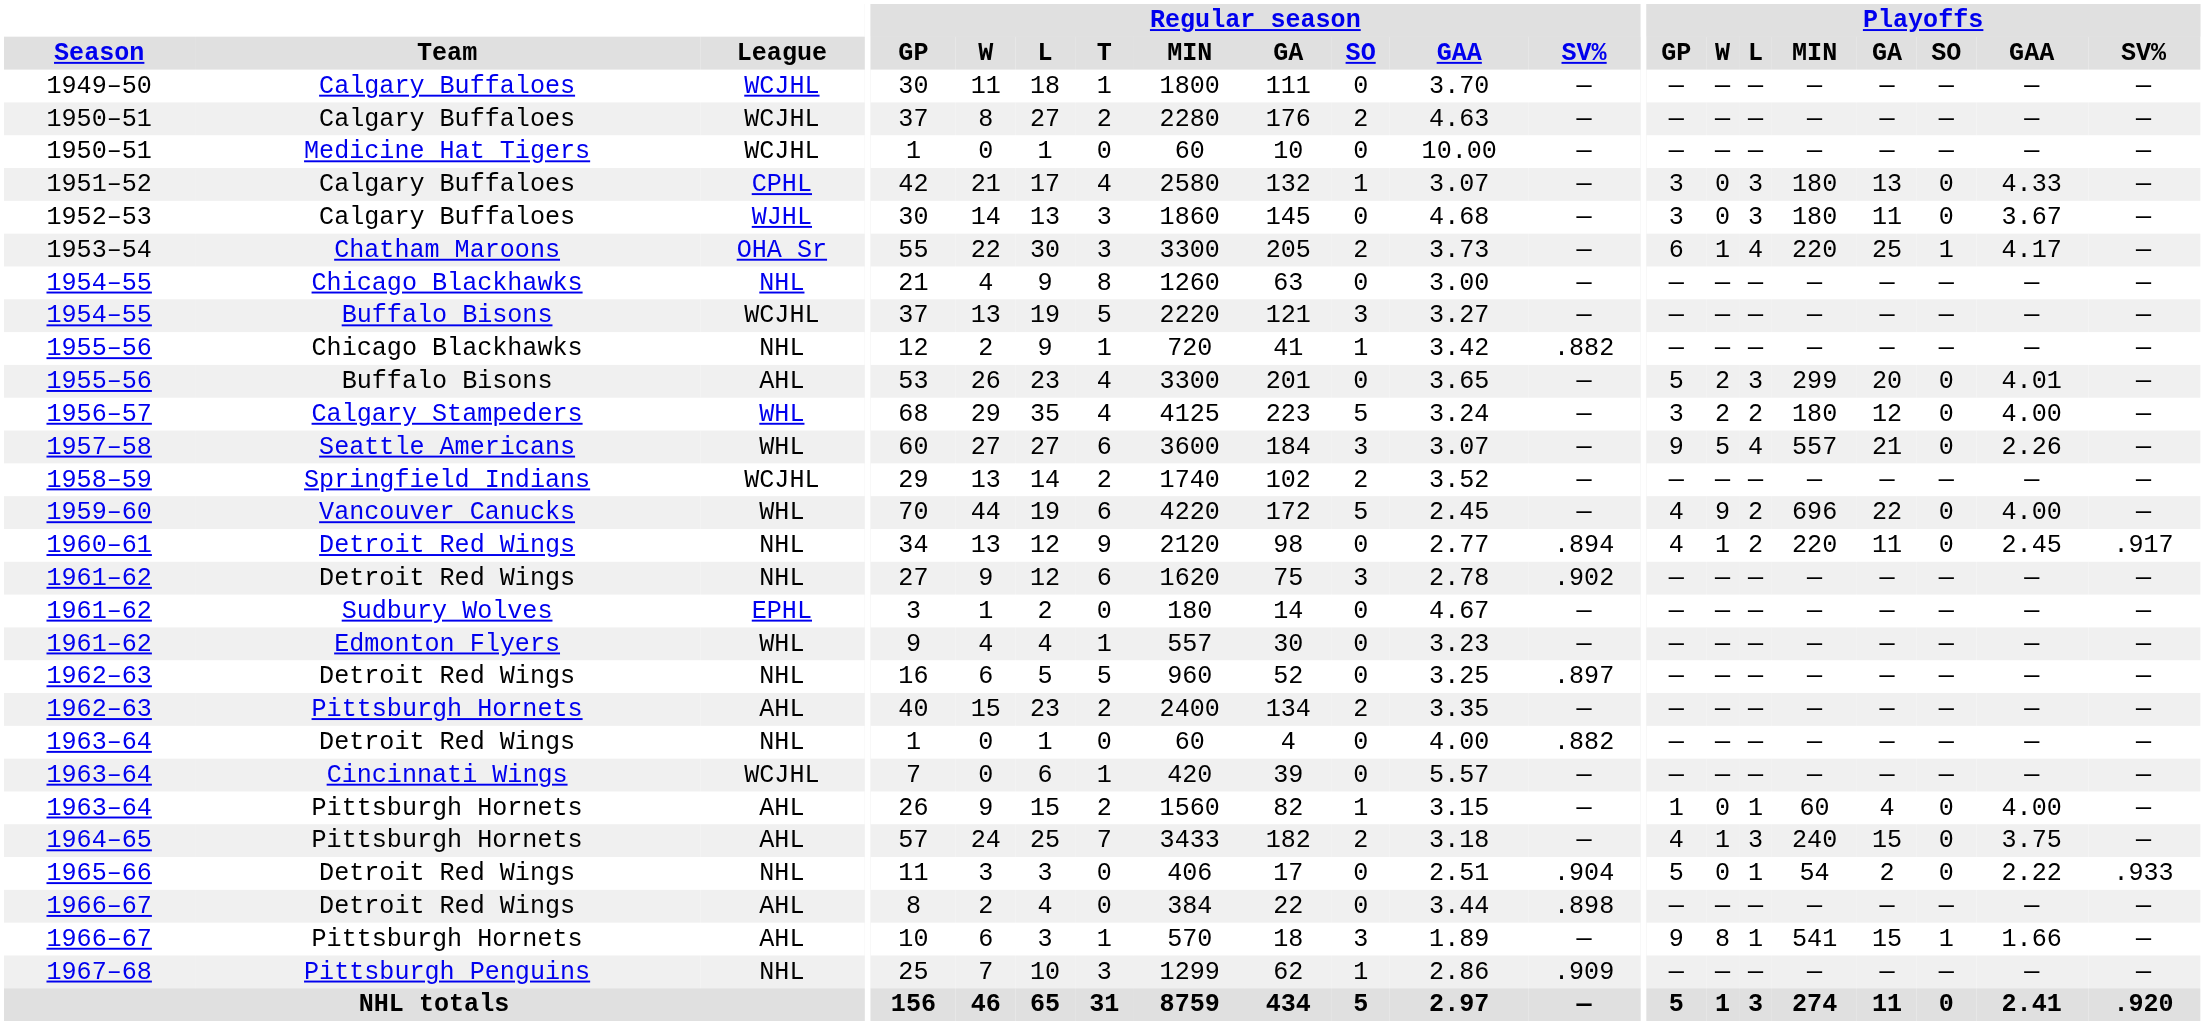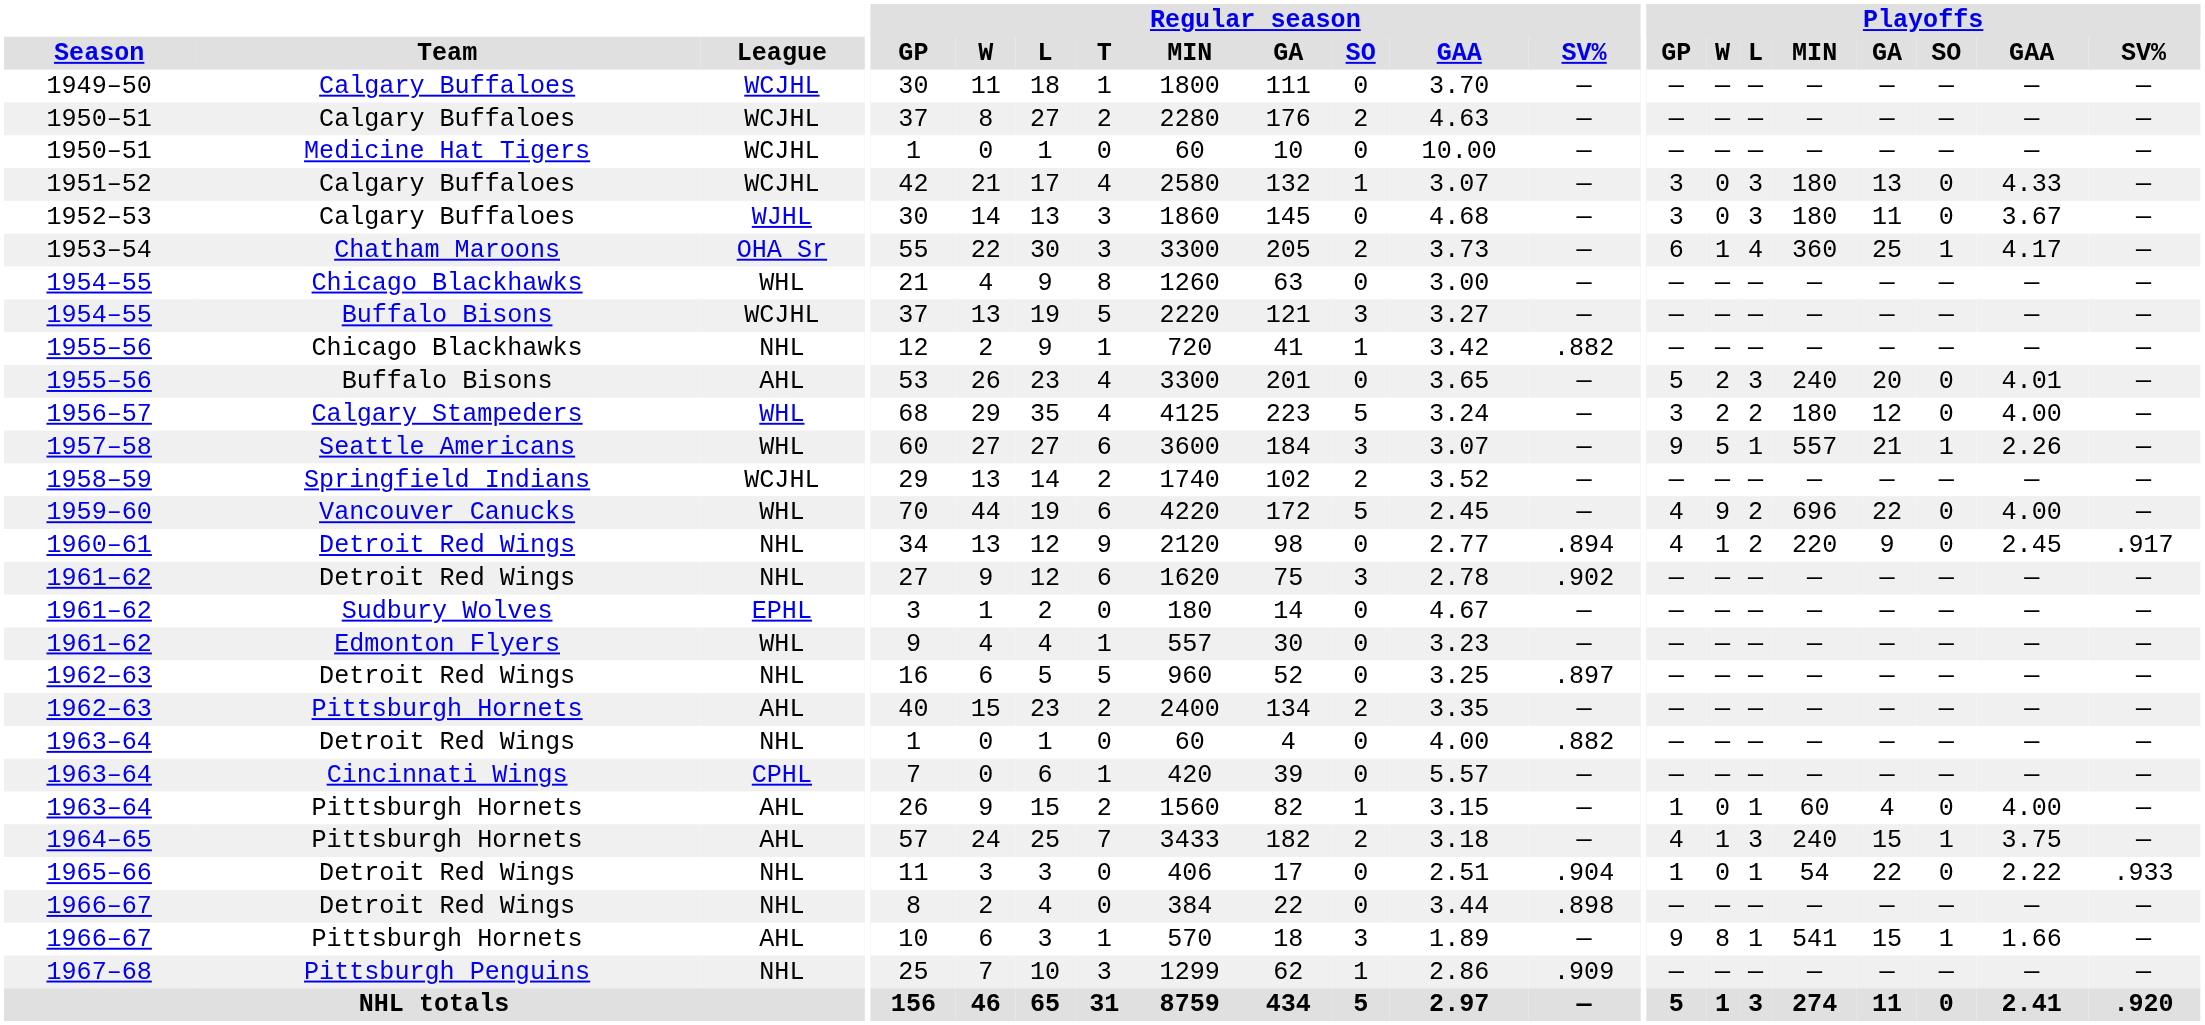(782, 184) CPHL -> (782, 184) WCJHL
(1815, 250) 220 -> (1815, 250) 360
(782, 283) NHL -> (782, 283) WHL
(1815, 381) 299 -> (1815, 381) 240
(1755, 447) 4 -> (1755, 447) 1
(1946, 447) 0 -> (1946, 447) 1
(1887, 545) 11 -> (1887, 545) 9
(782, 775) WCJHL -> (782, 775) CPHL
(1946, 841) 0 -> (1946, 841) 1
(1676, 873) 5 -> (1676, 873) 1
(1887, 873) 2 -> (1887, 873) 22
(782, 906) AHL -> (782, 906) NHL
